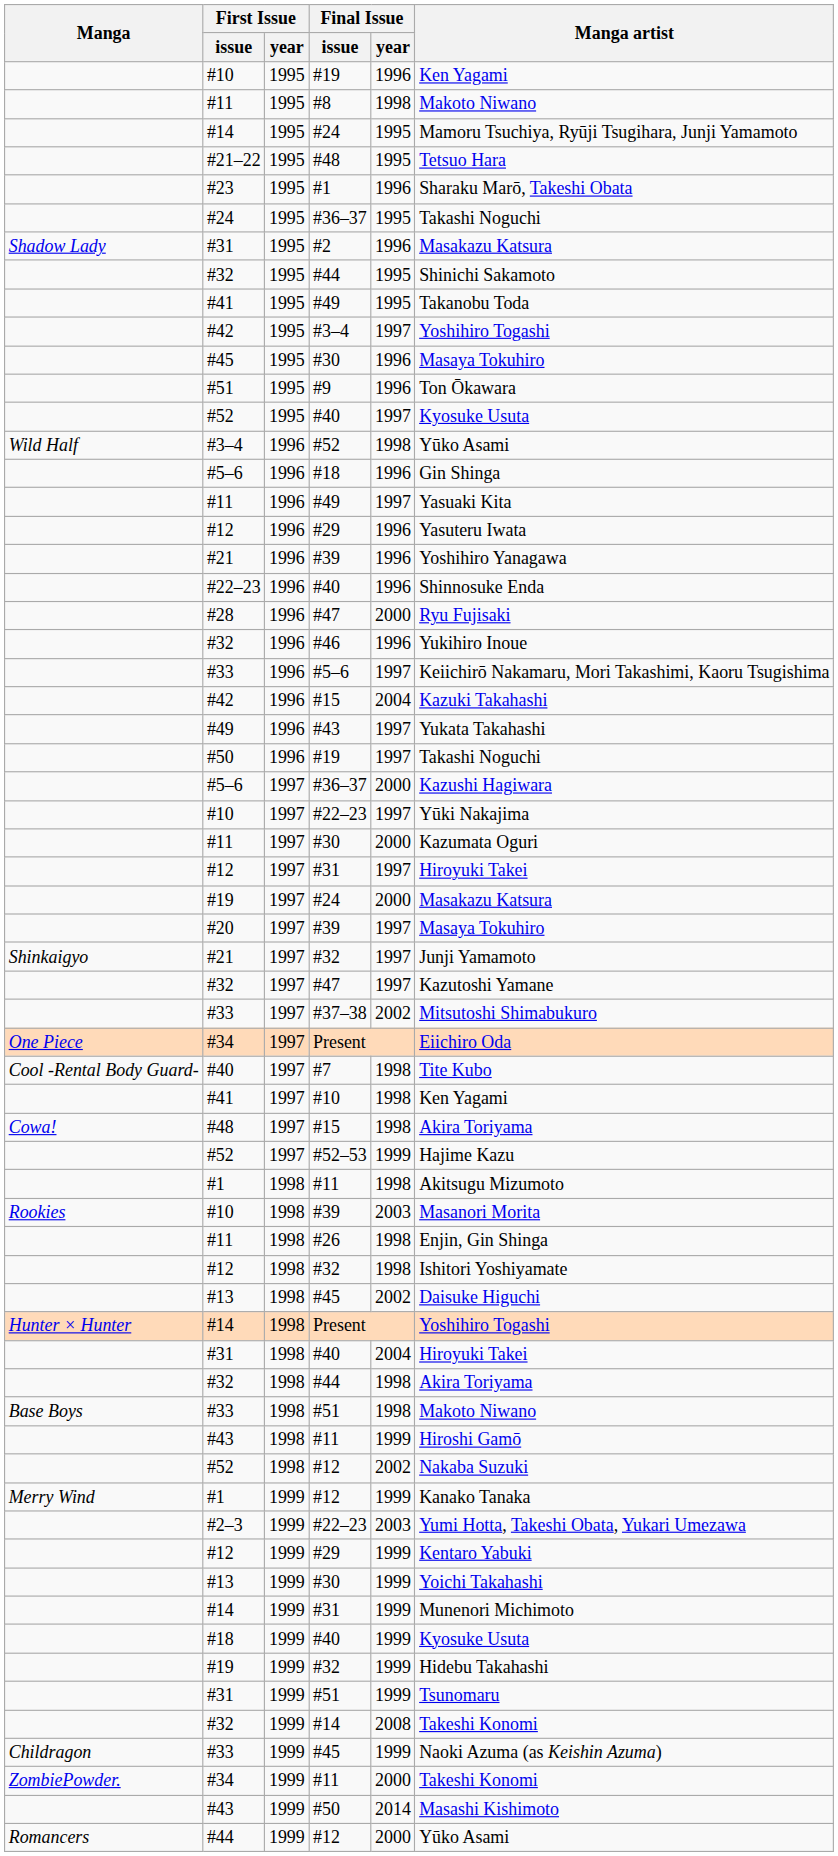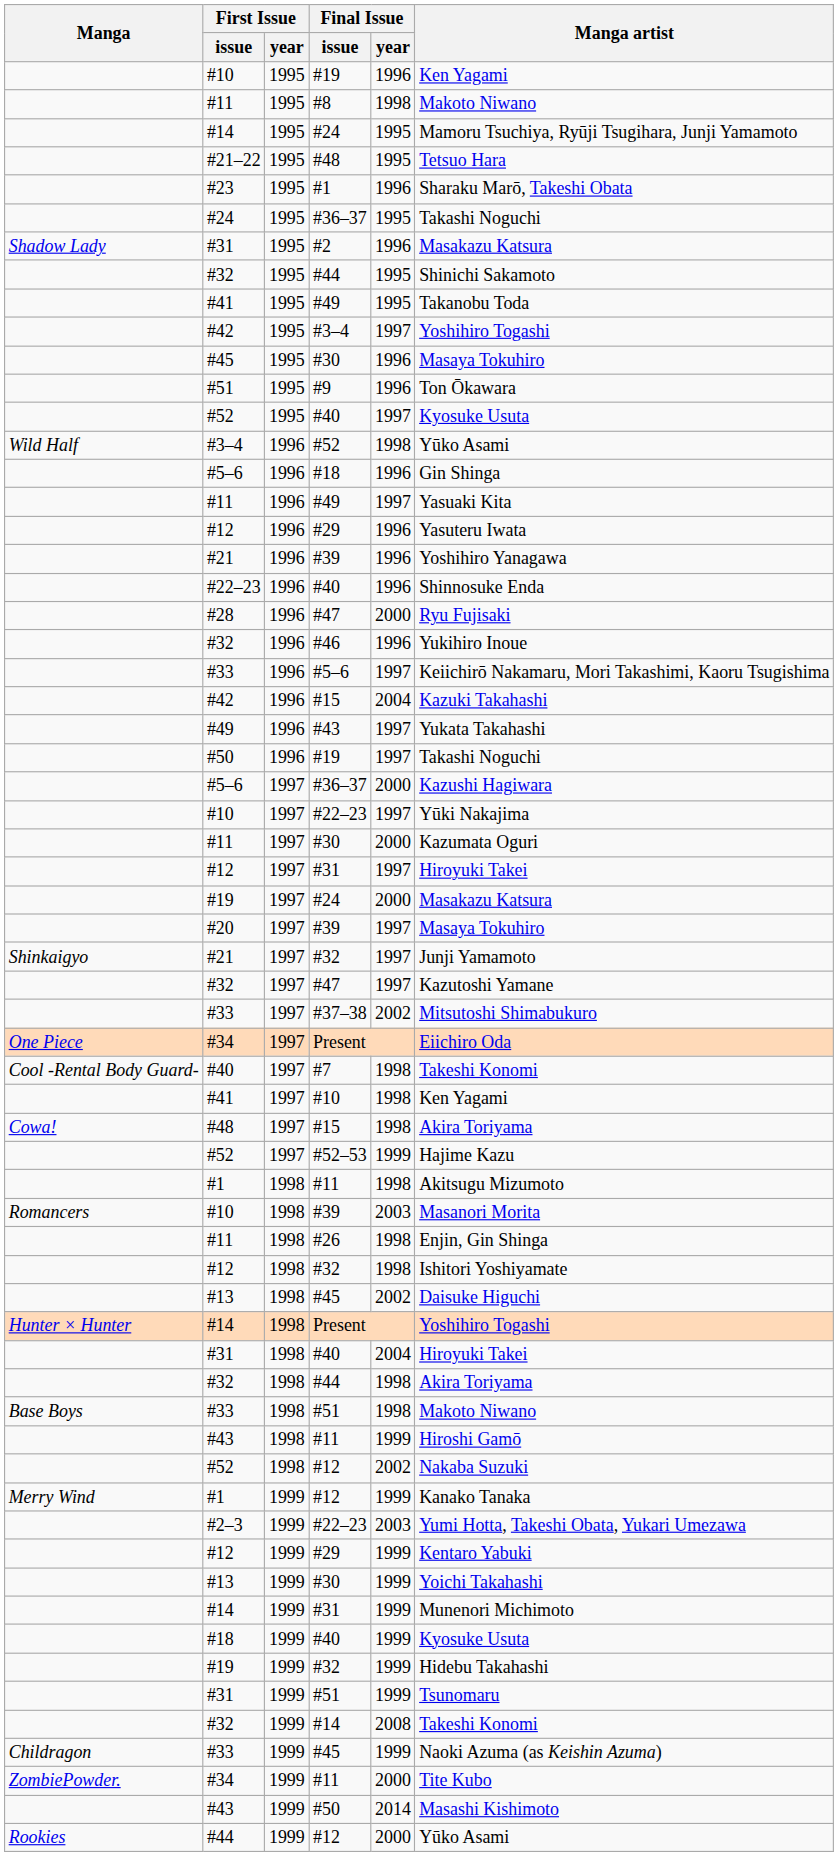(455, 1070) Tite Kubo -> (479, 1070) Takeshi Konomi
(37, 1212) Rookies -> (49, 1212) Romancers
(479, 1780) Takeshi Konomi -> (455, 1780) Tite Kubo
(49, 1837) Romancers -> (37, 1837) Rookies
